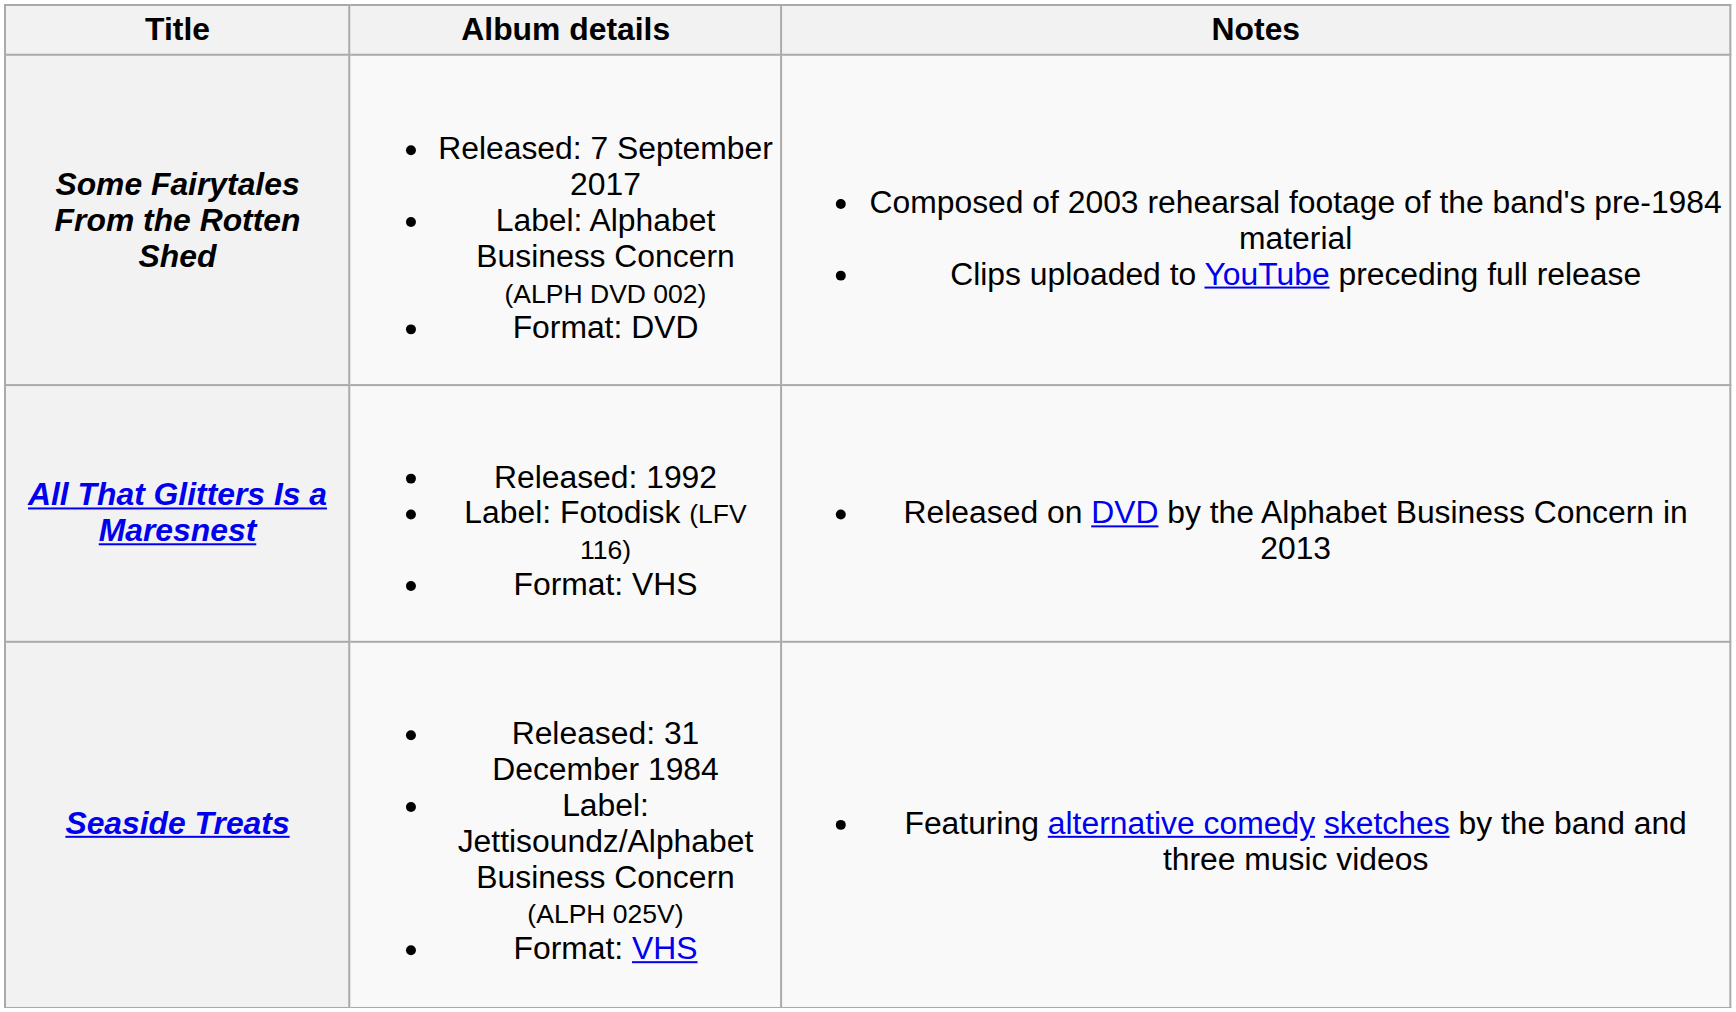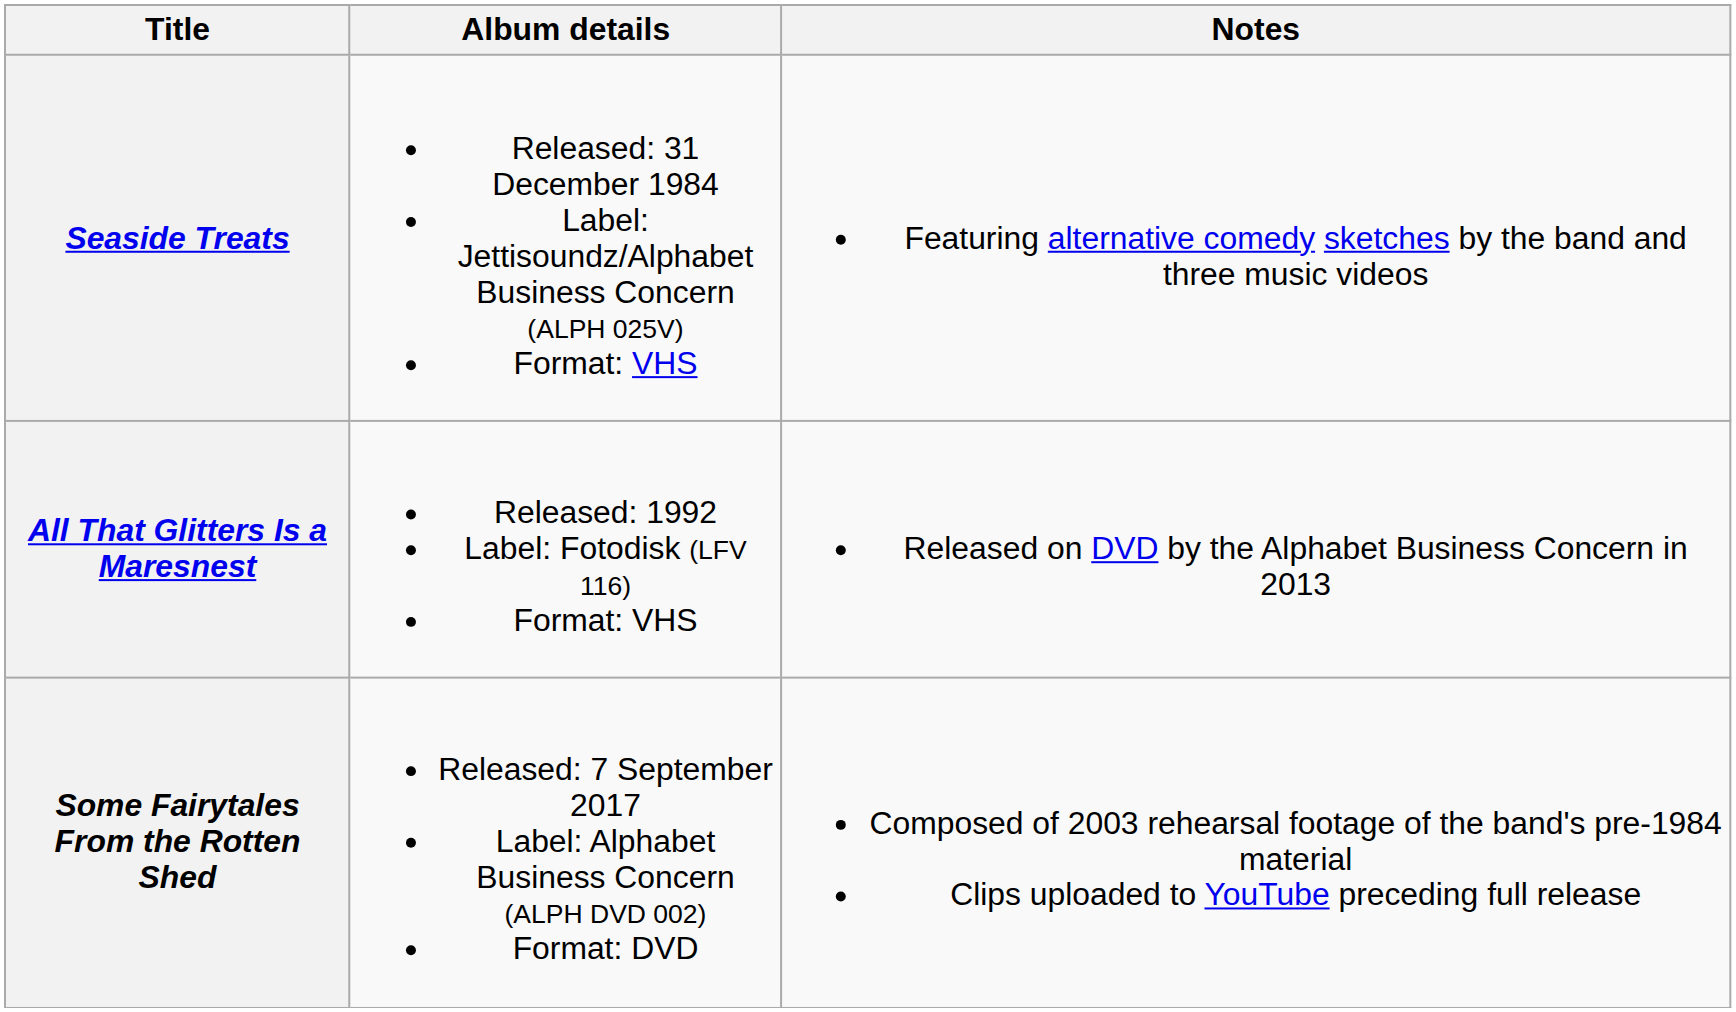rows swapped: (178, 824) <-> (178, 219)
